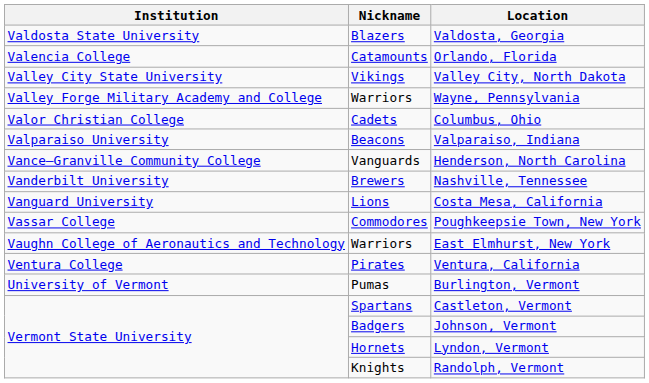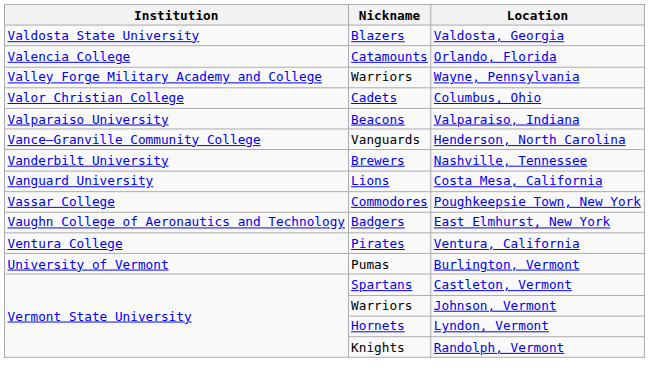- row: (530, 77)
(382, 243) Warriors -> (378, 223) Badgers
(378, 326) Badgers -> (382, 306) Warriors
